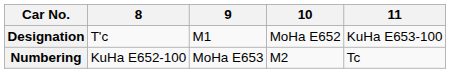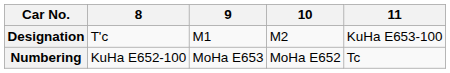(305, 36) MoHa E652 -> (279, 36) M2
(279, 57) M2 -> (305, 57) MoHa E652
